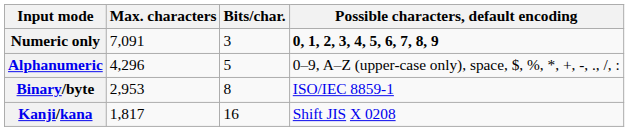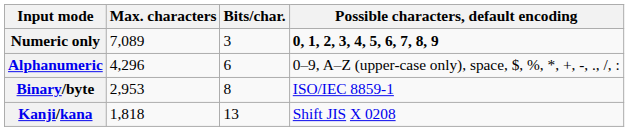(127, 41) 7,091 -> (127, 41) 7,089
(227, 65) 5 -> (227, 65) 6
(127, 114) 1,817 -> (127, 114) 1,818
(231, 114) 16 -> (231, 114) 13
